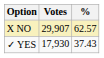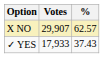(55, 44) 17,930 -> (55, 44) 17,933
